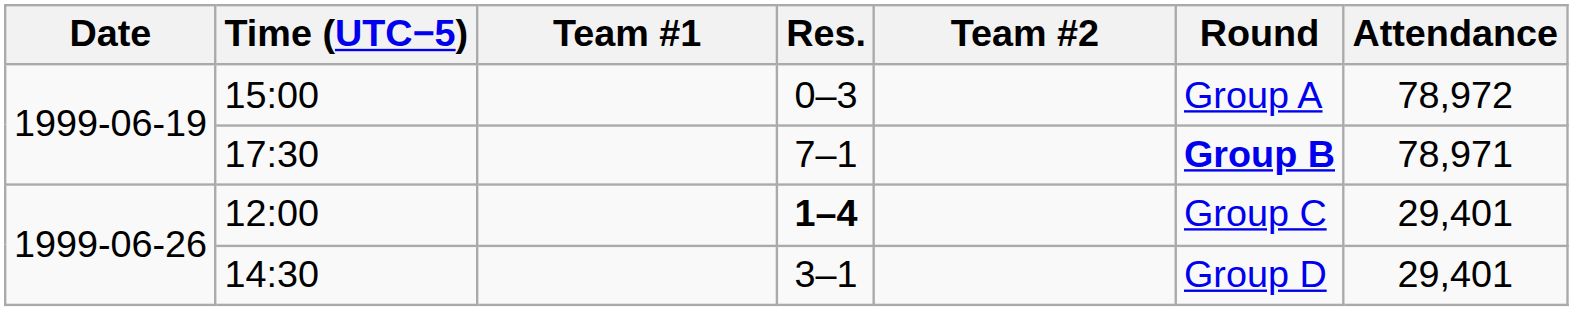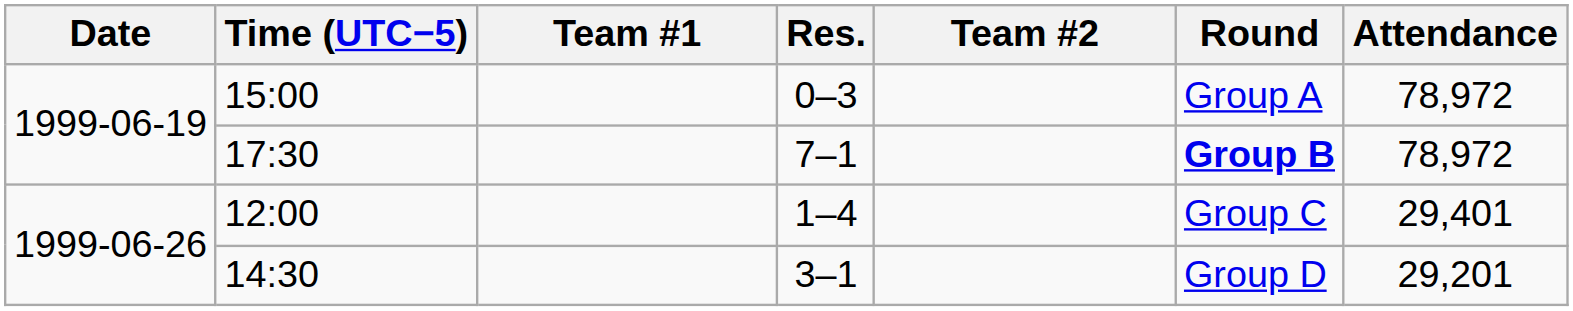(1455, 154) 78,971 -> (1455, 154) 78,972
(826, 214) bold -> (826, 214) normal
(1455, 273) 29,401 -> (1455, 273) 29,201
